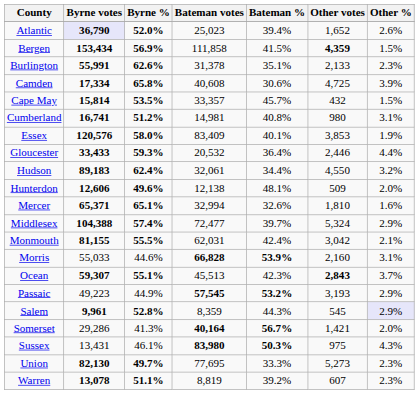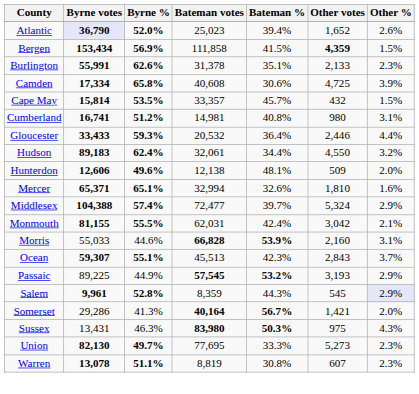- row: (34, 135)
(337, 275) bold -> (337, 258) normal
(94, 293) 49,223 -> (94, 275) 89,225
(148, 345) 46.1% -> (148, 328) 46.3%
(277, 380) 39.2% -> (277, 363) 30.8%
